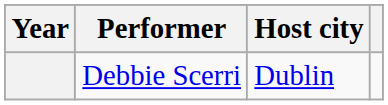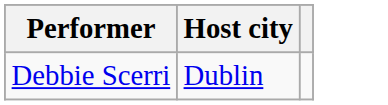- column: (40, 28)
